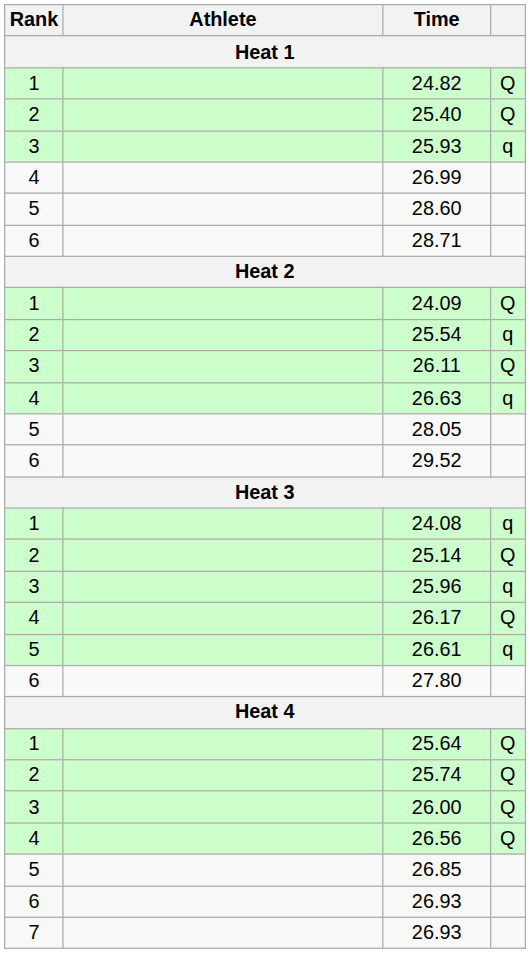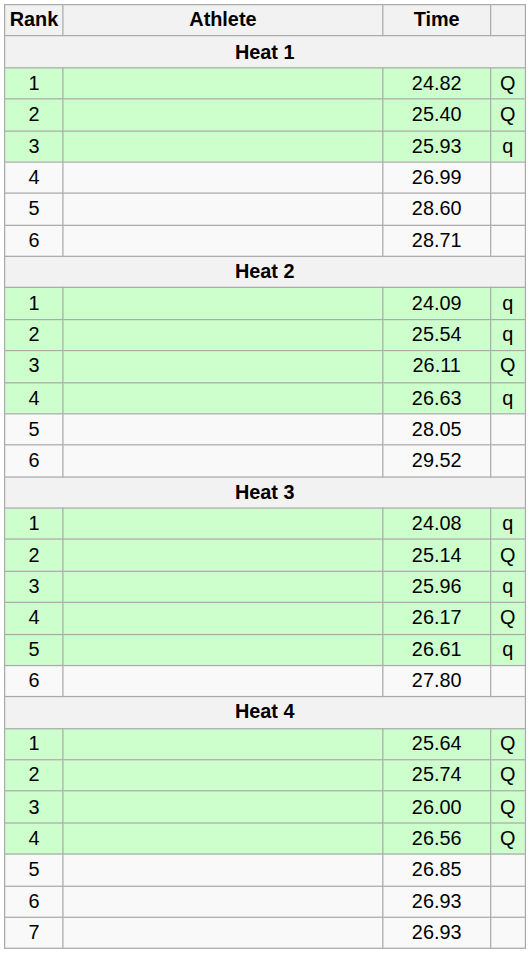(508, 303) Q -> (508, 303) q
